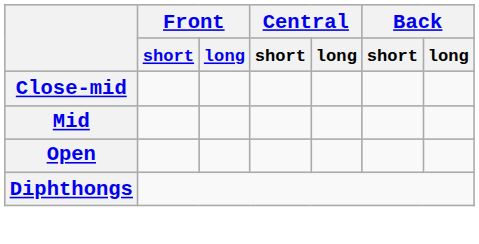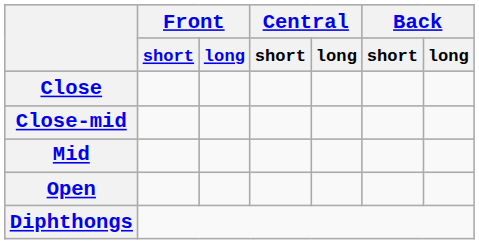+ row: (71, 88)
